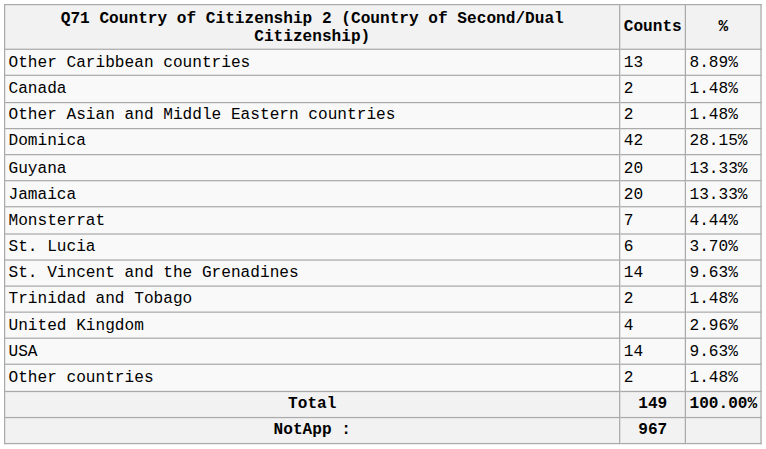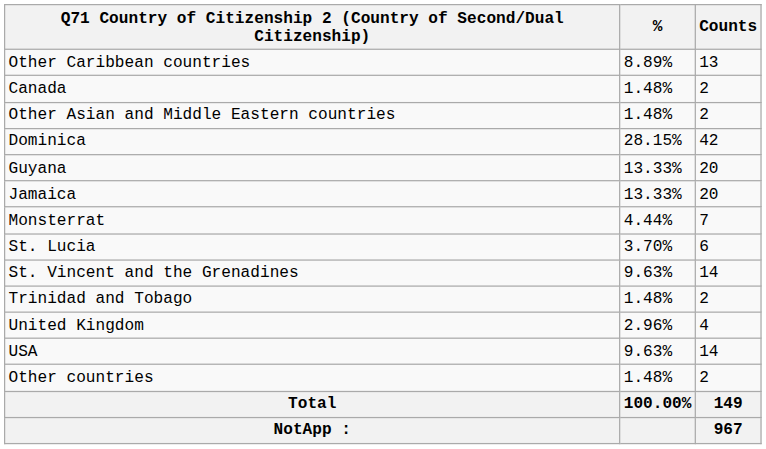columns swapped: (653, 27) <-> (723, 27)
